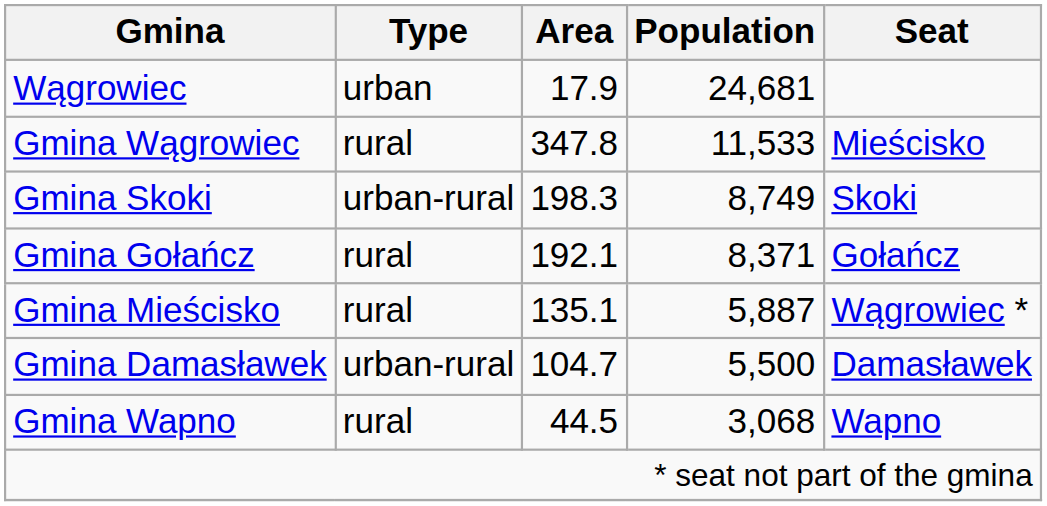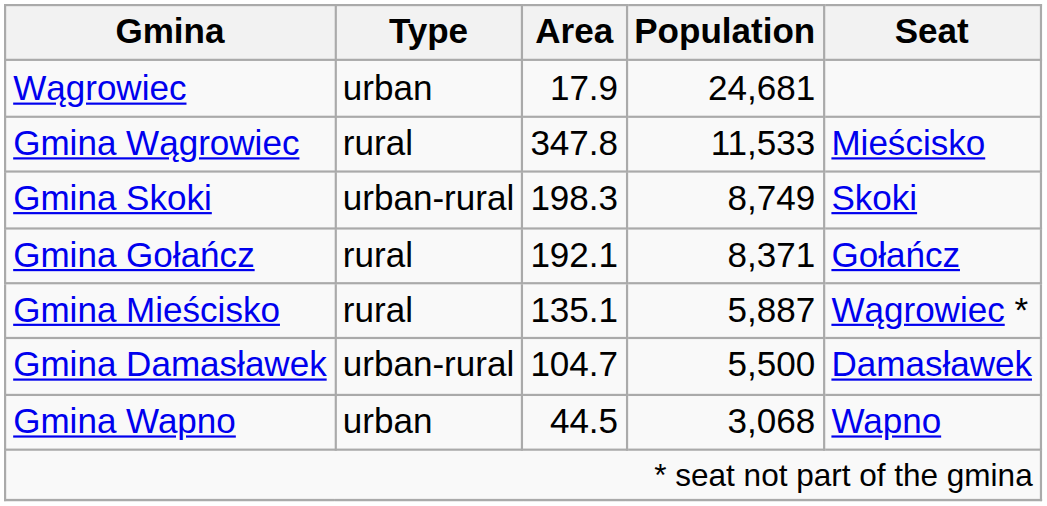(378, 421) rural -> (388, 421) urban
